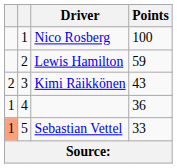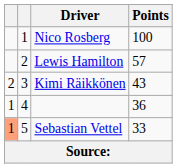(139, 60) 59 -> (139, 60) 57
